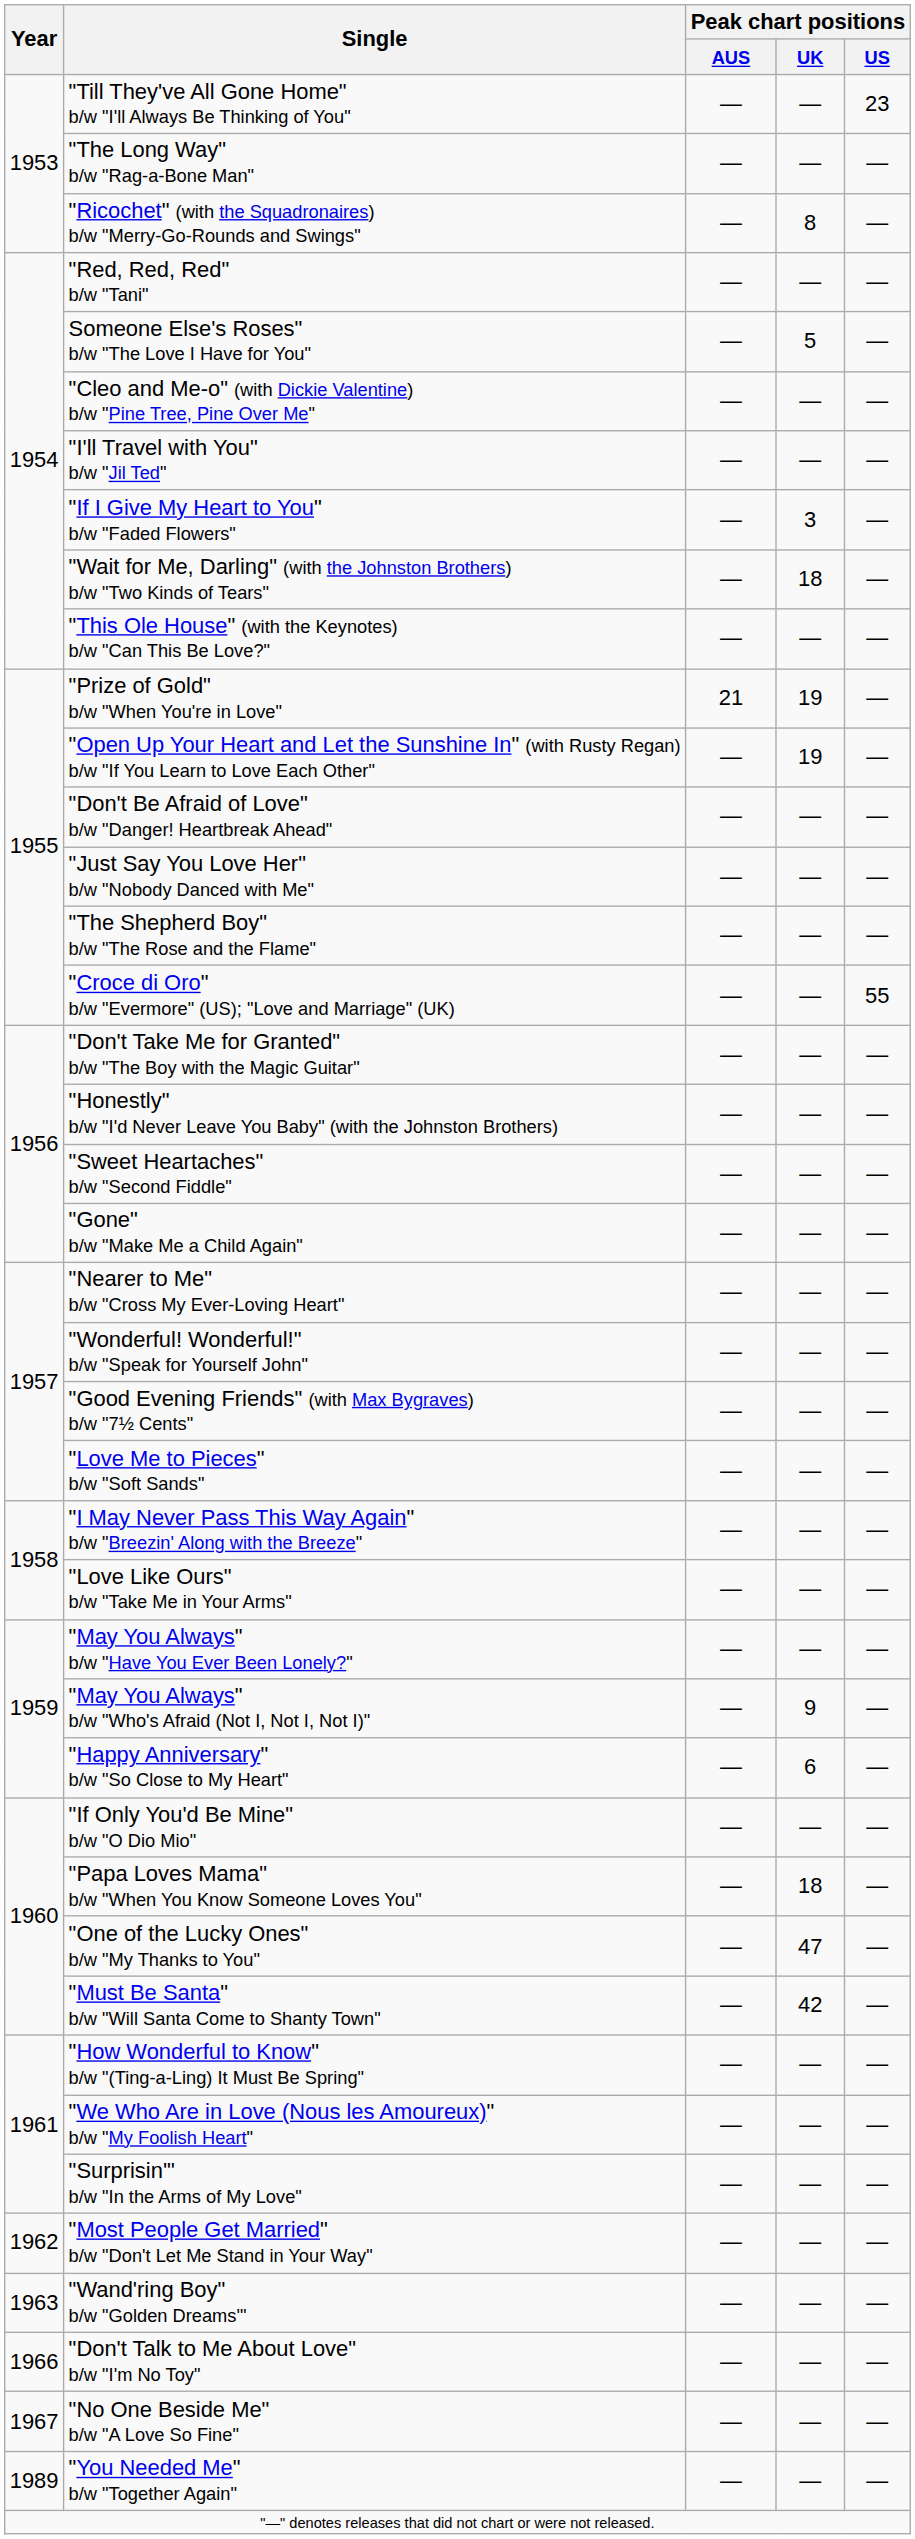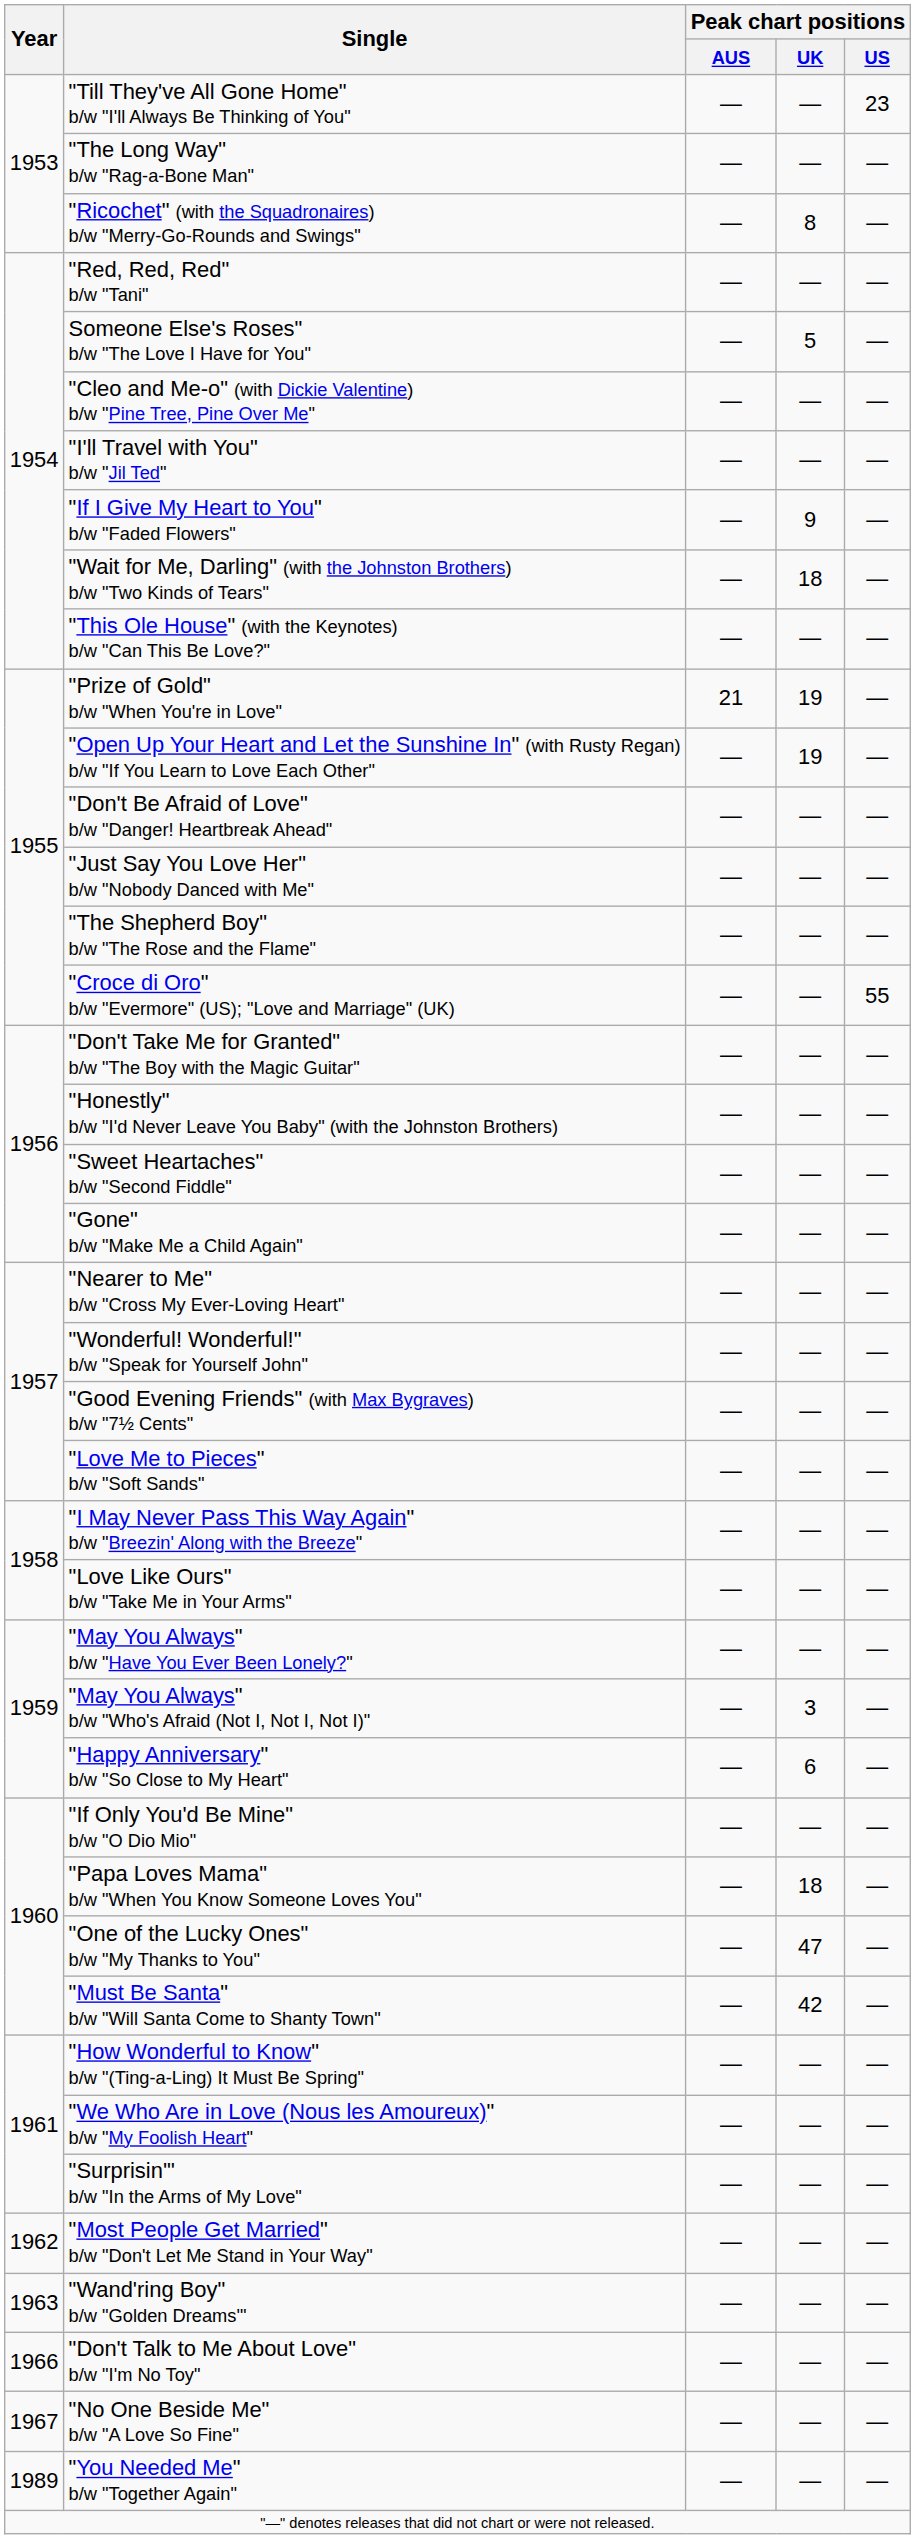(810, 519) 3 -> (810, 519) 9
(810, 1708) 9 -> (810, 1708) 3
